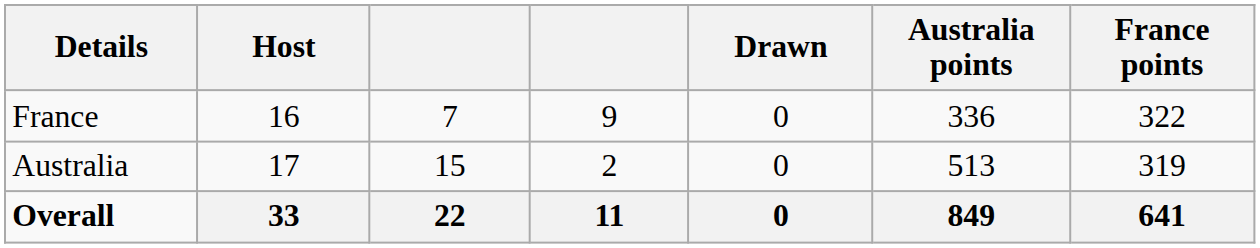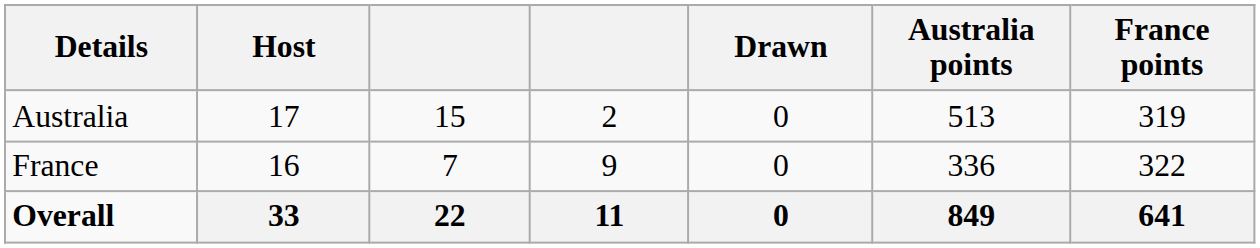rows swapped: (70, 165) <-> (55, 115)
